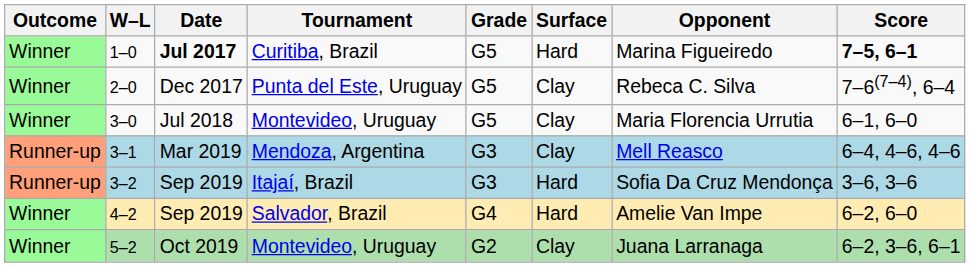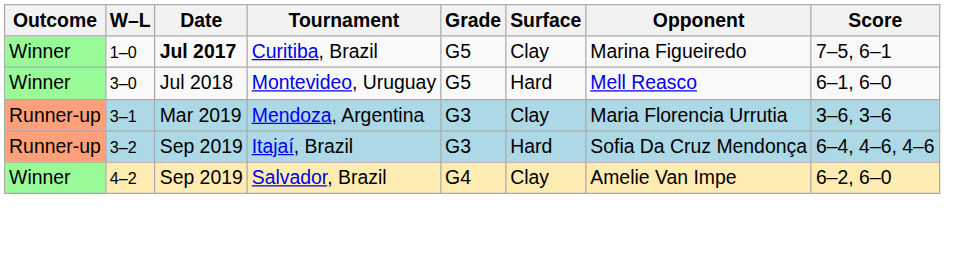(557, 51) Hard -> (530, 51) Clay
(880, 51) bold -> (854, 51) normal
- row: (123, 86)
(555, 119) Clay -> (531, 82) Hard
(715, 119) Maria Florencia Urrutia -> (644, 82) Mell Reasco
(670, 150) Mell Reasco -> (689, 114) Maria Florencia Urrutia
(901, 150) 6–4, 4–6, 4–6 -> (854, 114) 3–6, 3–6
(880, 182) 3–6, 3–6 -> (875, 145) 6–4, 4–6, 4–6
(557, 213) Hard -> (530, 177) Clay
- row: (123, 246)
